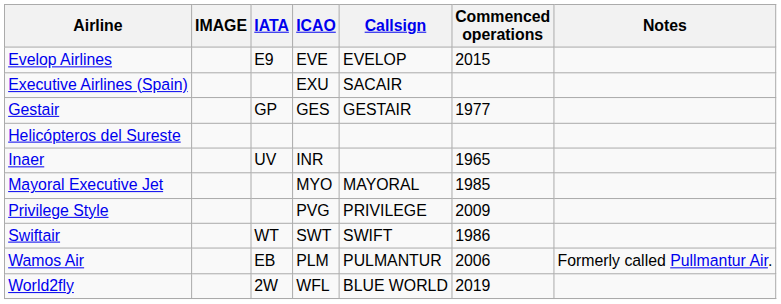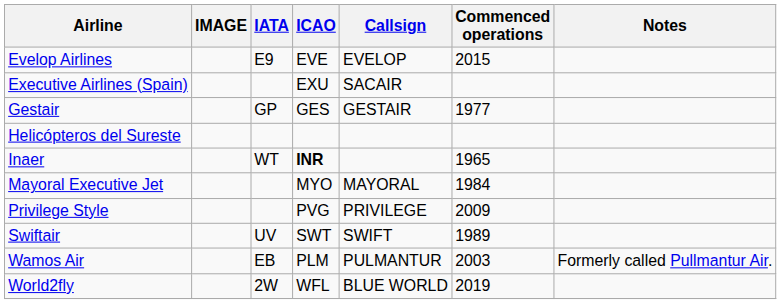(265, 160) UV -> (267, 160) WT
(310, 160) normal -> (310, 160) bold
(473, 185) 1985 -> (473, 185) 1984
(267, 235) WT -> (265, 235) UV
(473, 235) 1986 -> (473, 235) 1989
(473, 260) 2006 -> (473, 260) 2003
